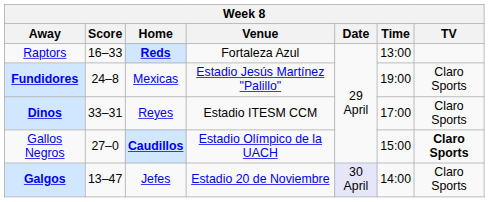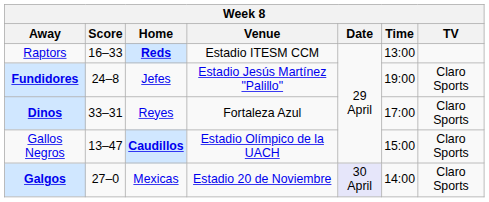(260, 53) Fortaleza Azul -> (262, 53) Estadio ITESM CCM
(156, 79) Mexicas -> (156, 79) Jefes
(260, 113) Estadio ITESM CCM -> (262, 113) Fortaleza Azul
(105, 146) 27–0 -> (105, 146) 13–47
(449, 146) bold -> (451, 146) normal
(105, 180) 13–47 -> (105, 180) 27–0
(156, 180) Jefes -> (156, 180) Mexicas
